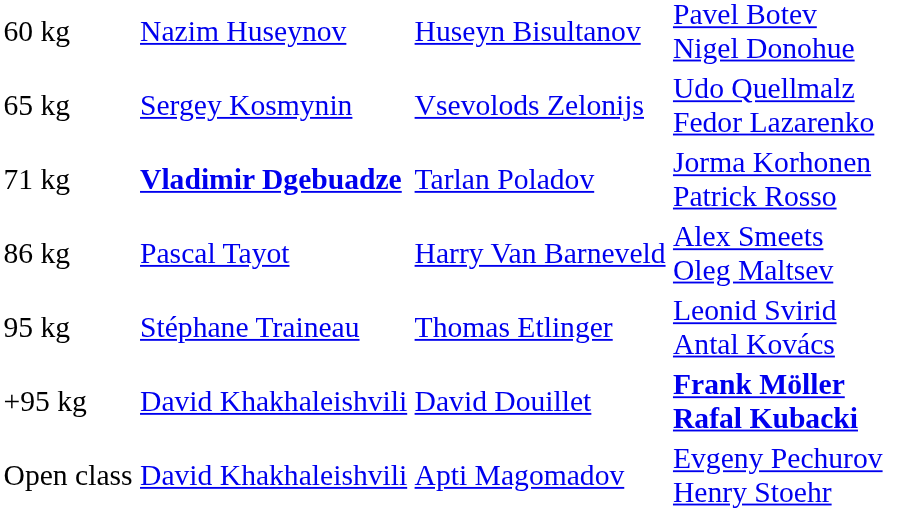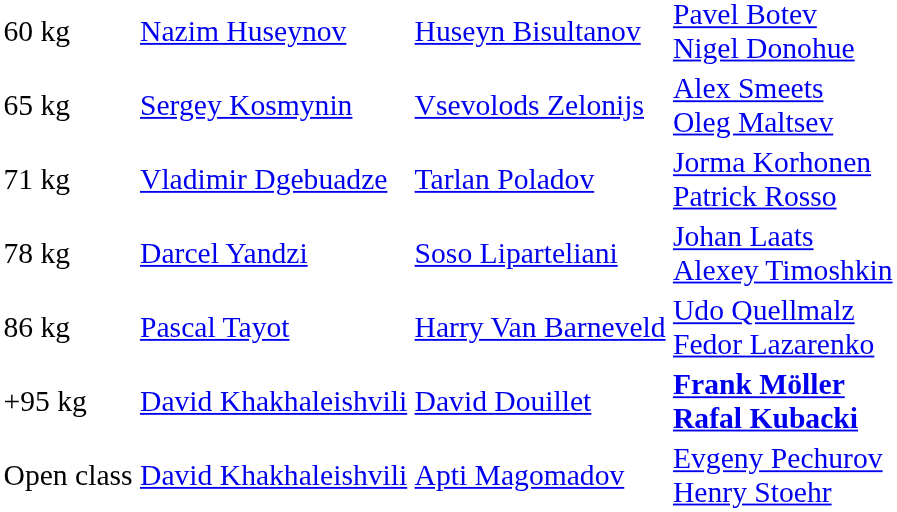(774, 105) Udo Quellmalz Fedor Lazarenko -> (753, 105) Alex Smeets Oleg Maltsev
(271, 179) bold -> (264, 179) normal
+ row: (37, 253)
(753, 253) Alex Smeets Oleg Maltsev -> (774, 327) Udo Quellmalz Fedor Lazarenko
- row: (37, 327)
